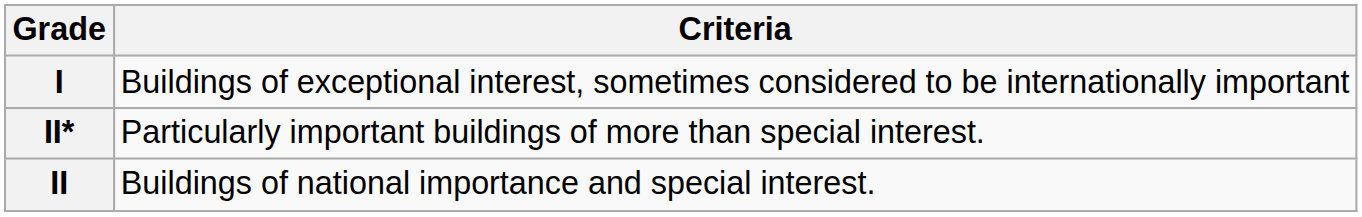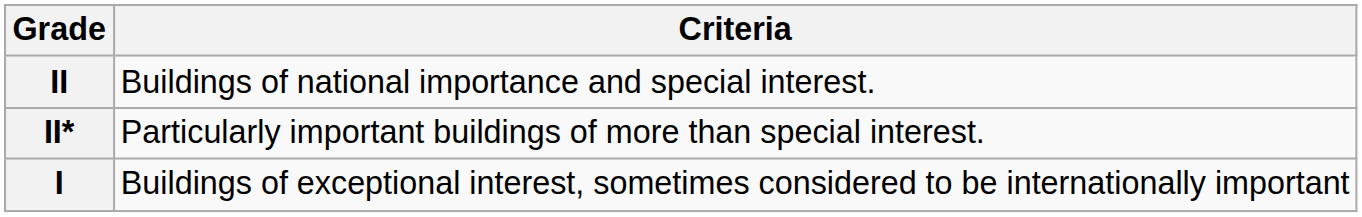rows swapped: (59, 81) <-> (59, 183)
